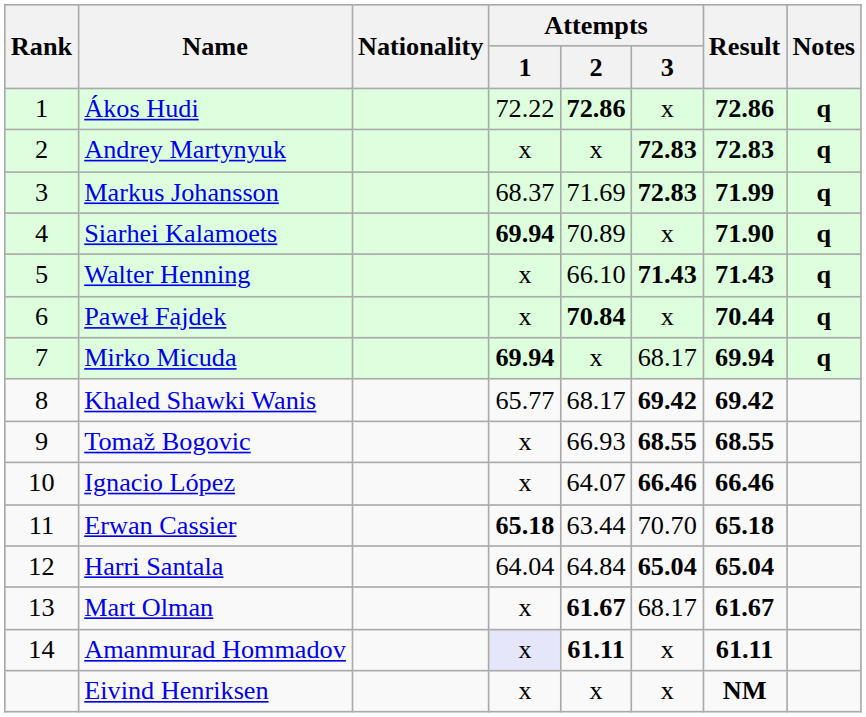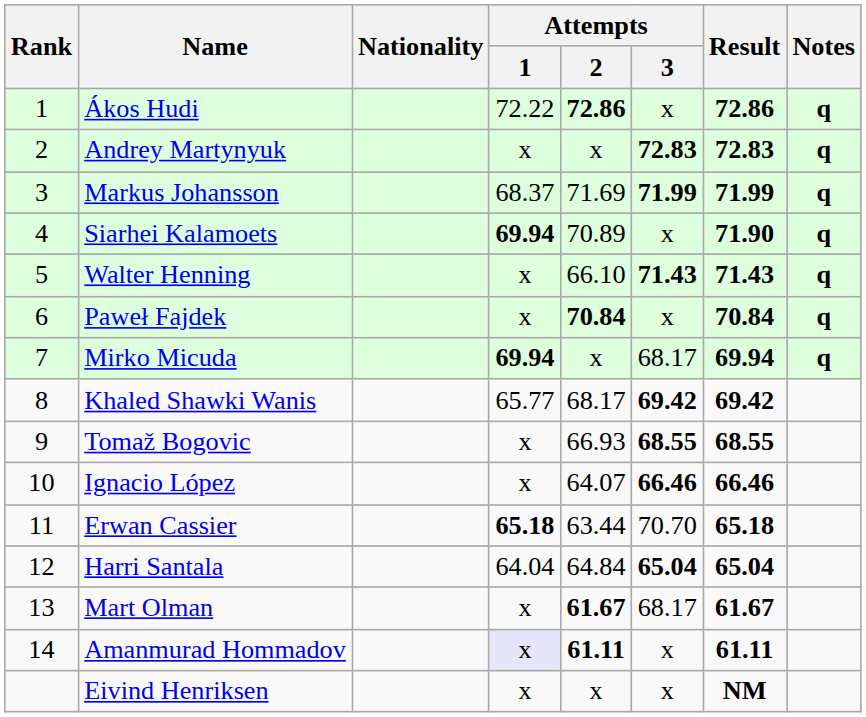(667, 191) 72.83 -> (667, 191) 71.99
(745, 316) 70.44 -> (745, 316) 70.84
